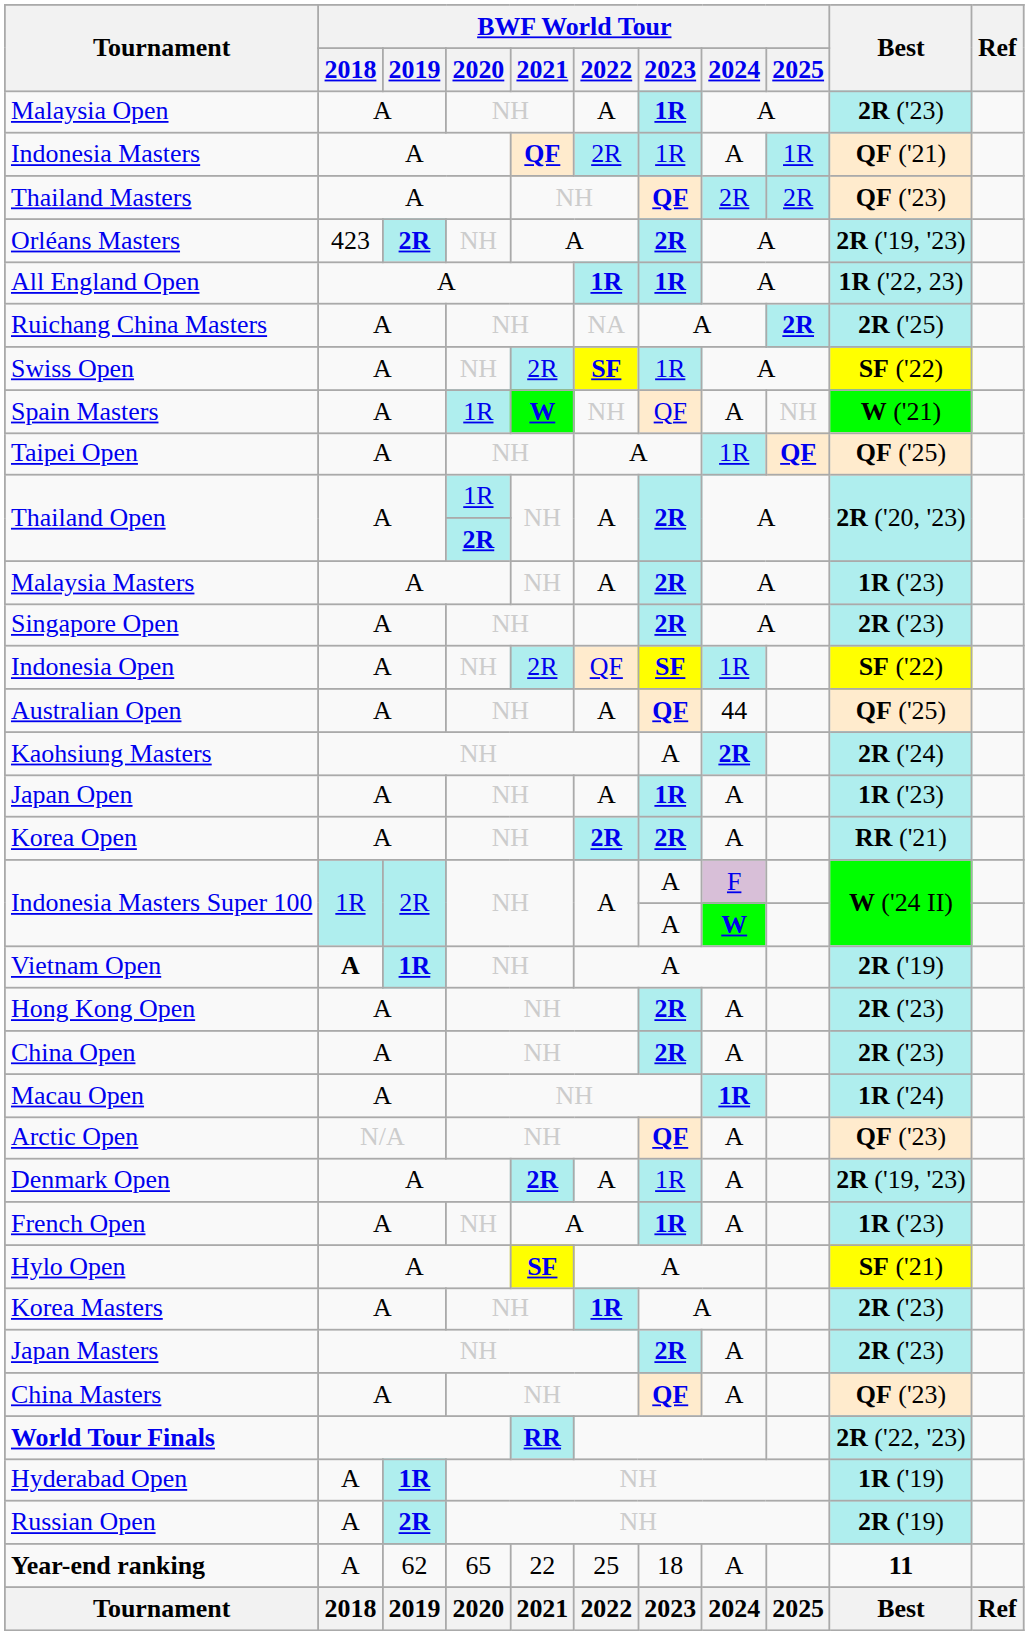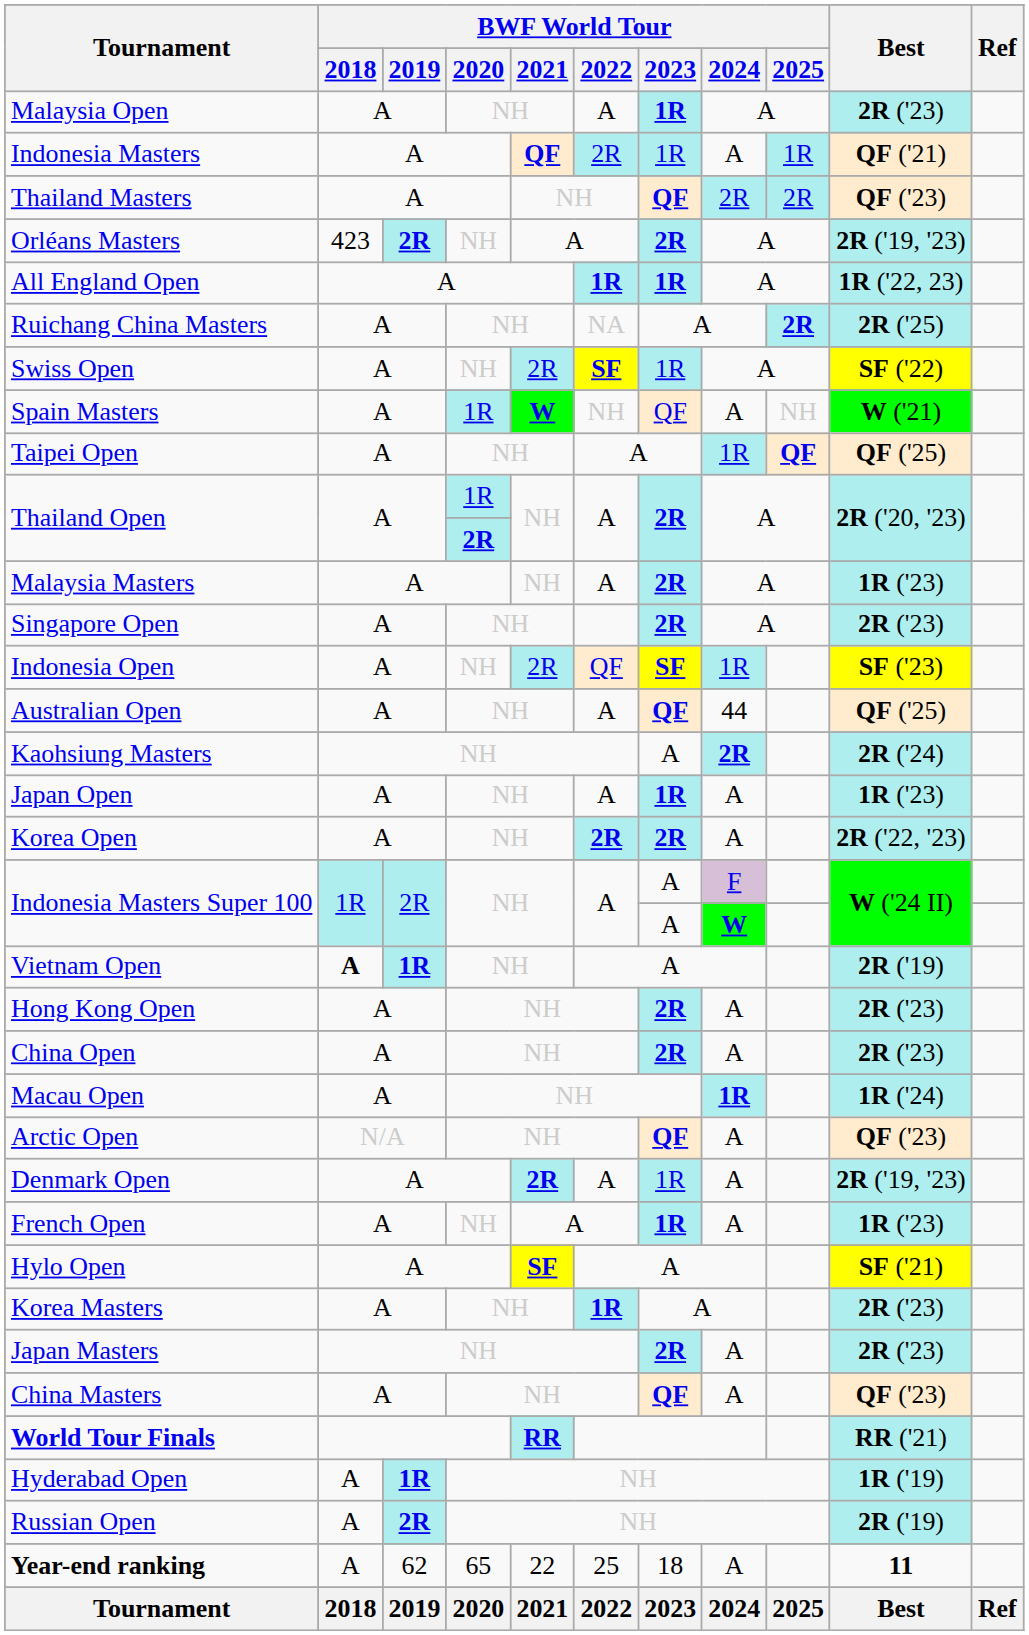(901, 667) SF ('22) -> (901, 667) SF ('23)
(901, 838) RR ('21) -> (901, 838) 2R ('22, '23)
(901, 1437) 2R ('22, '23) -> (901, 1437) RR ('21)
